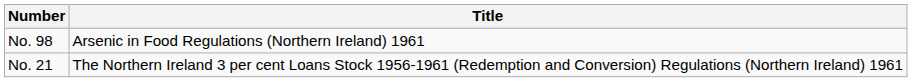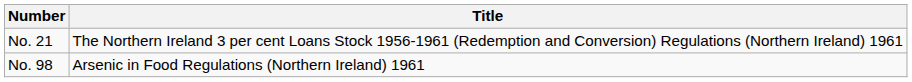rows swapped: (30, 64) <-> (30, 40)
